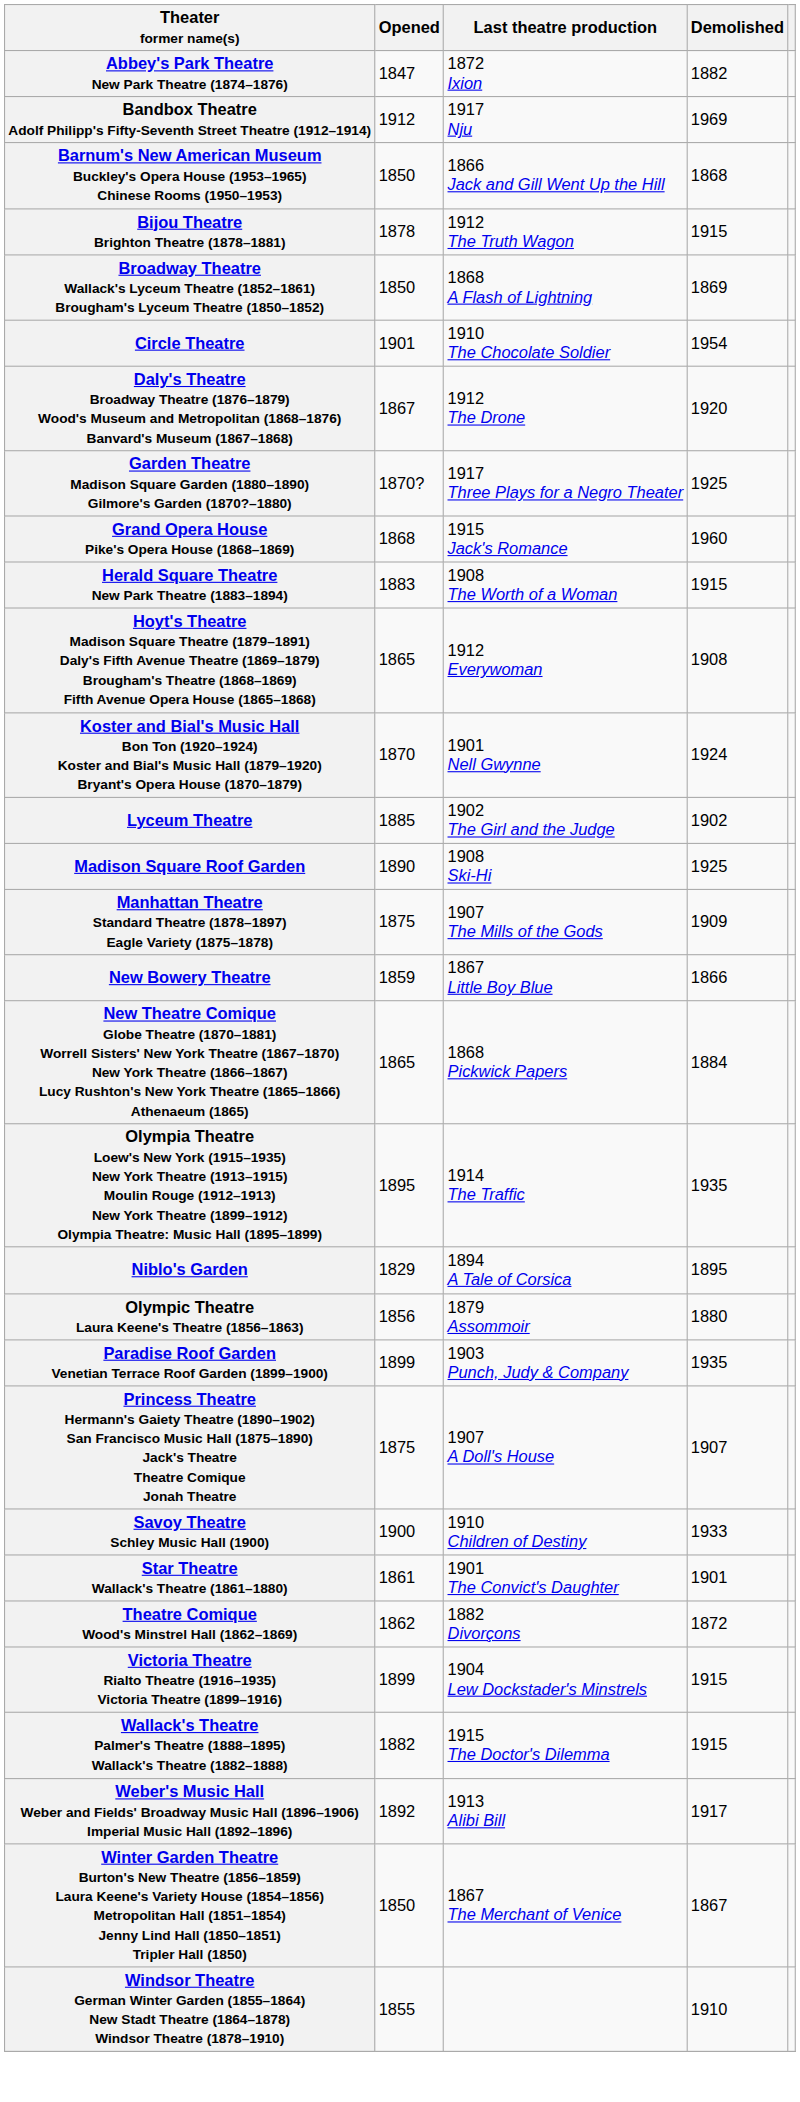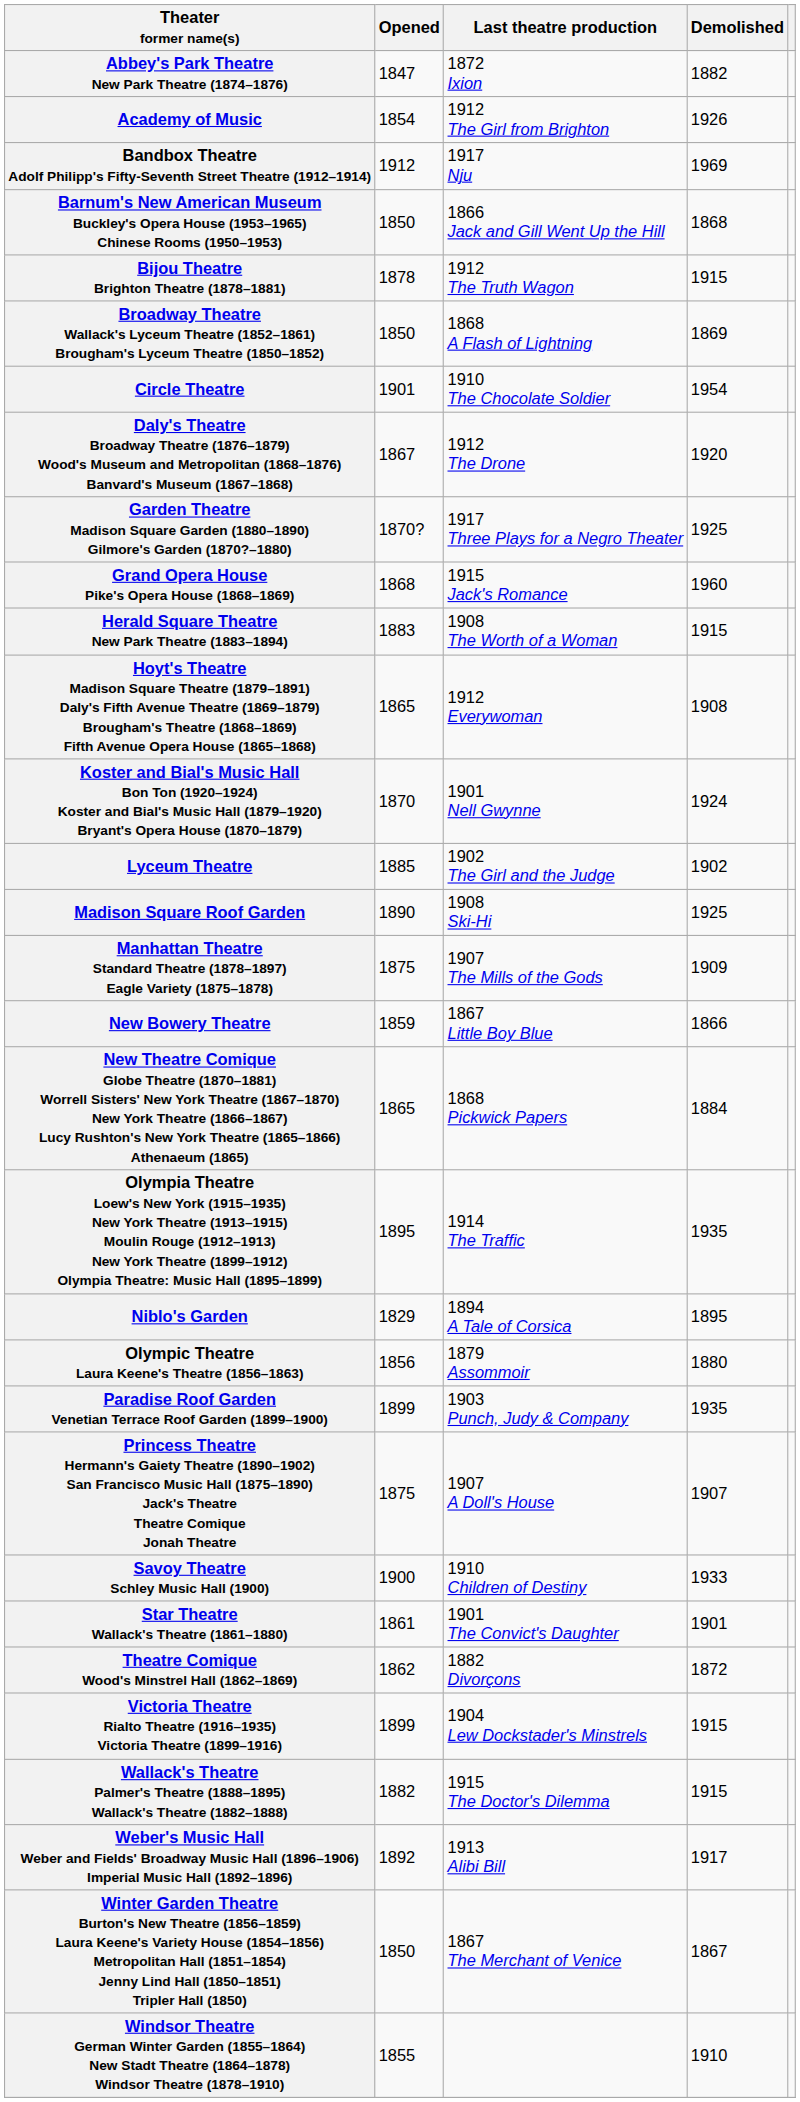+ row: (190, 120)
